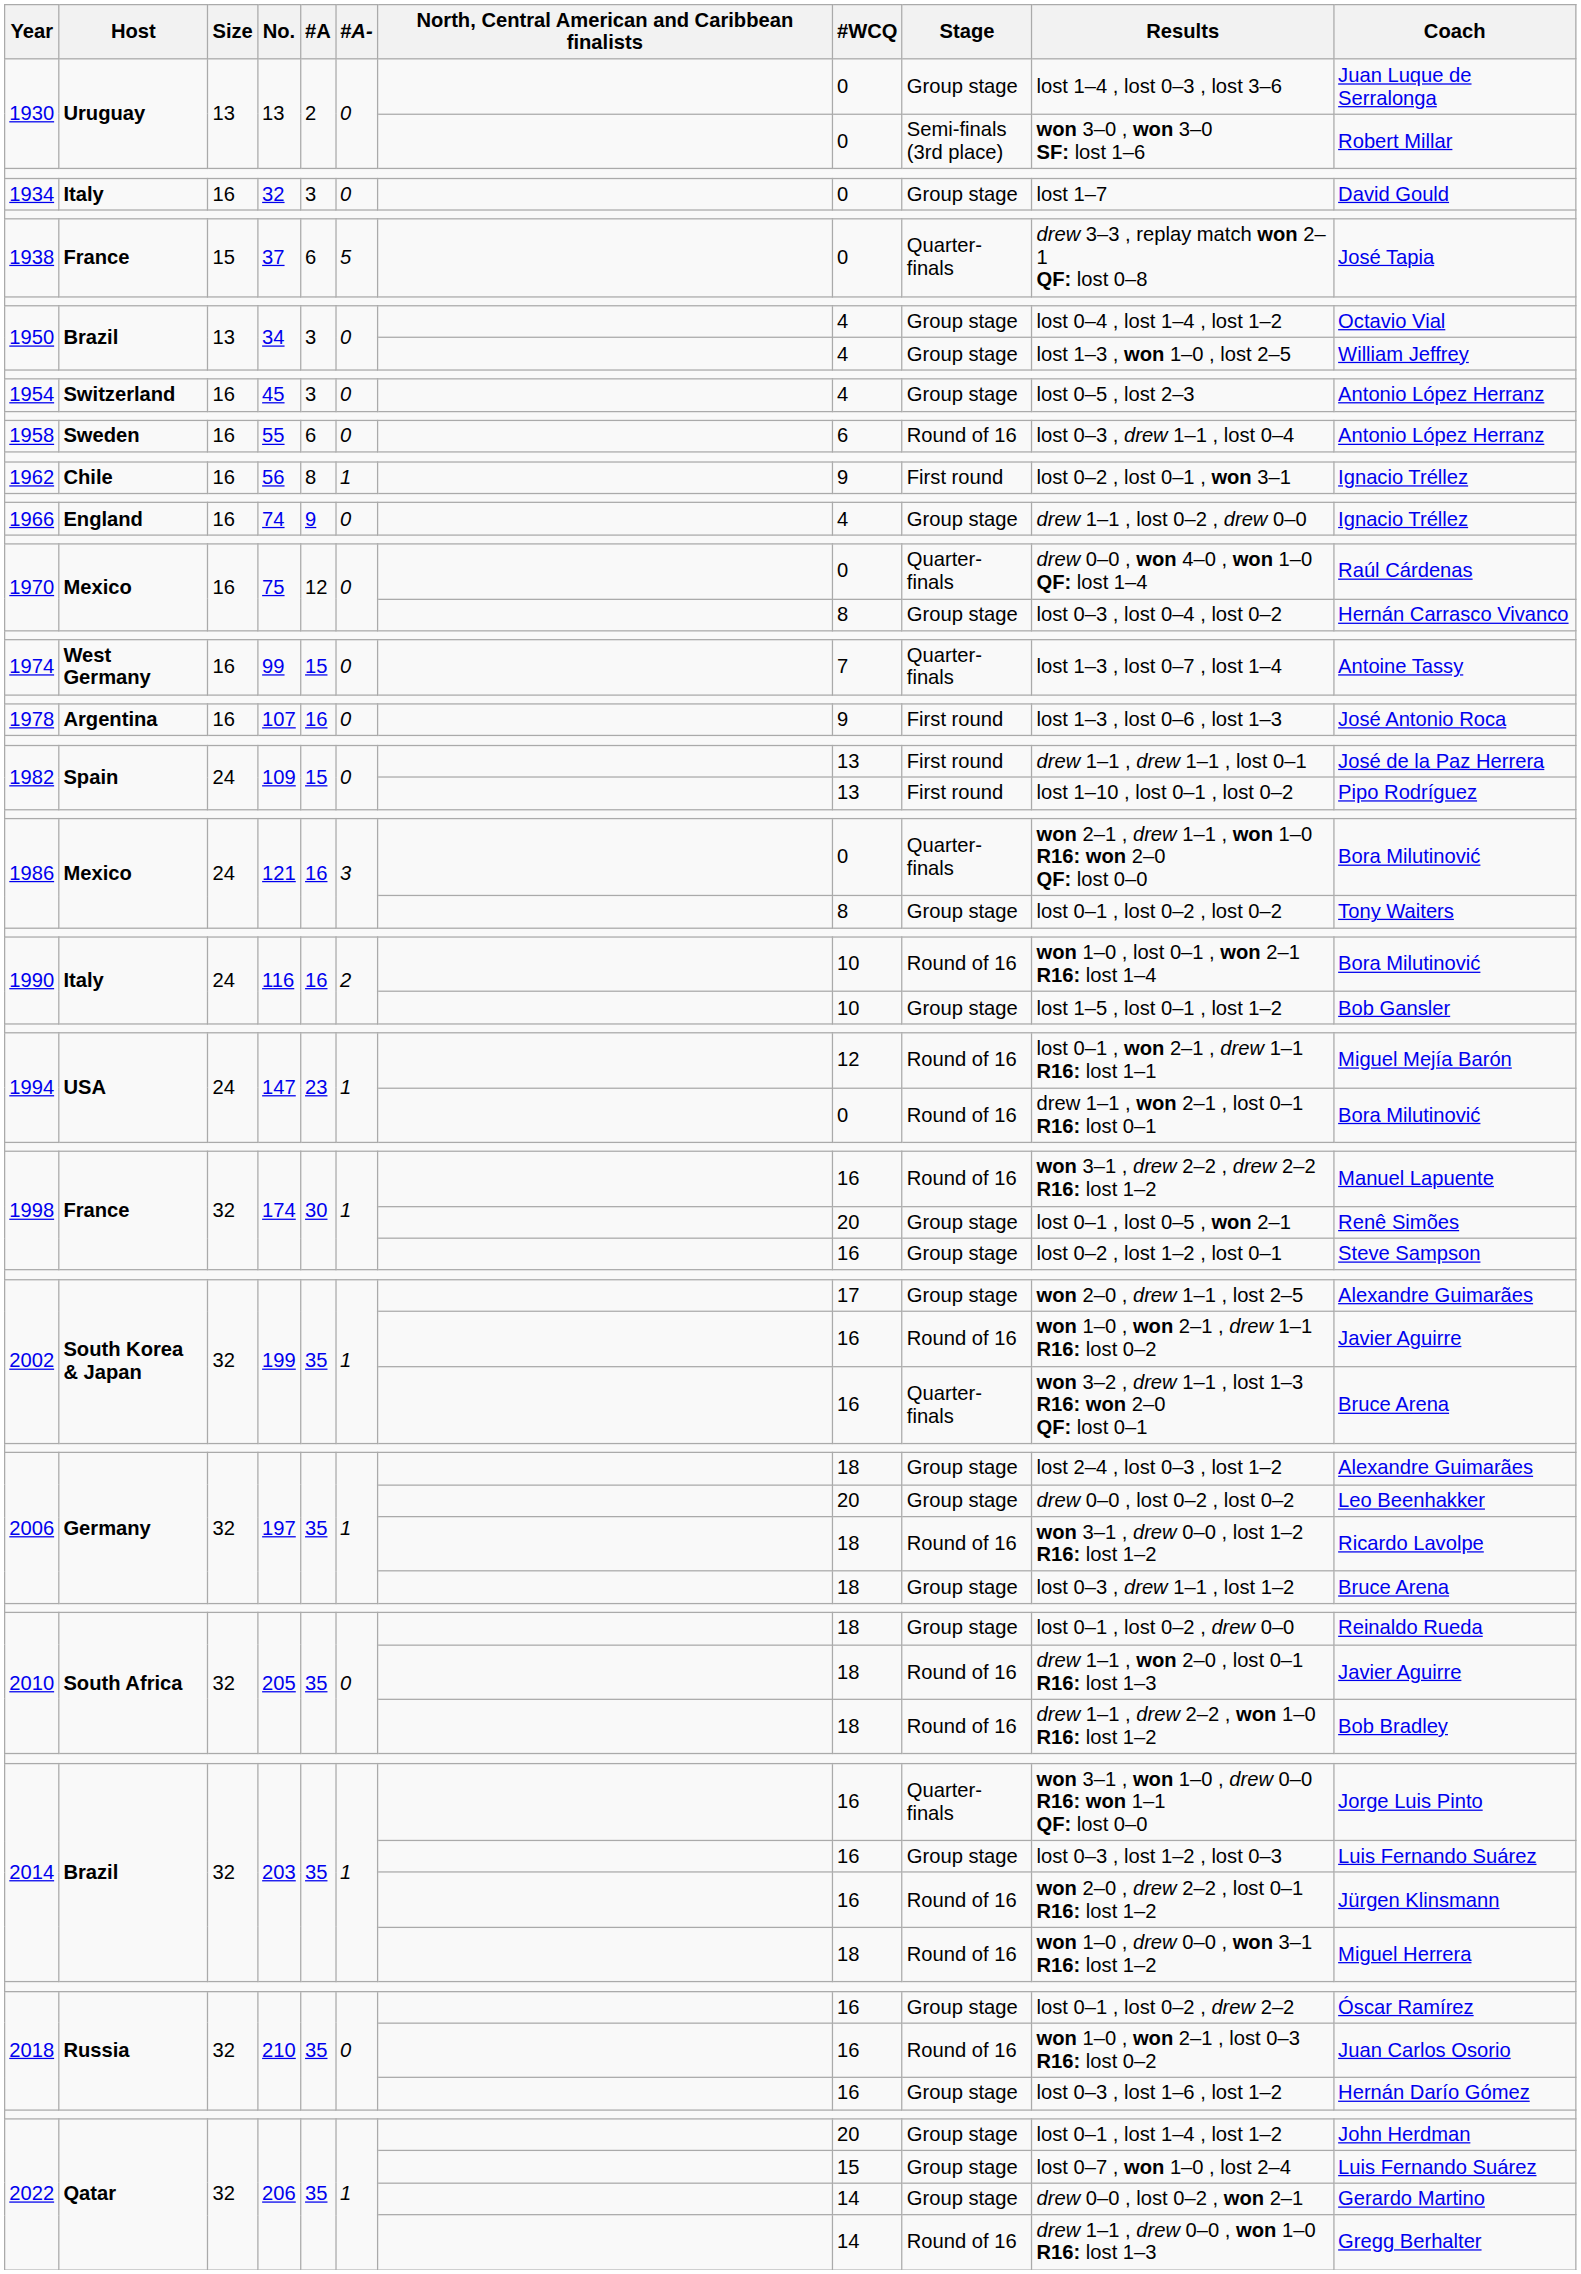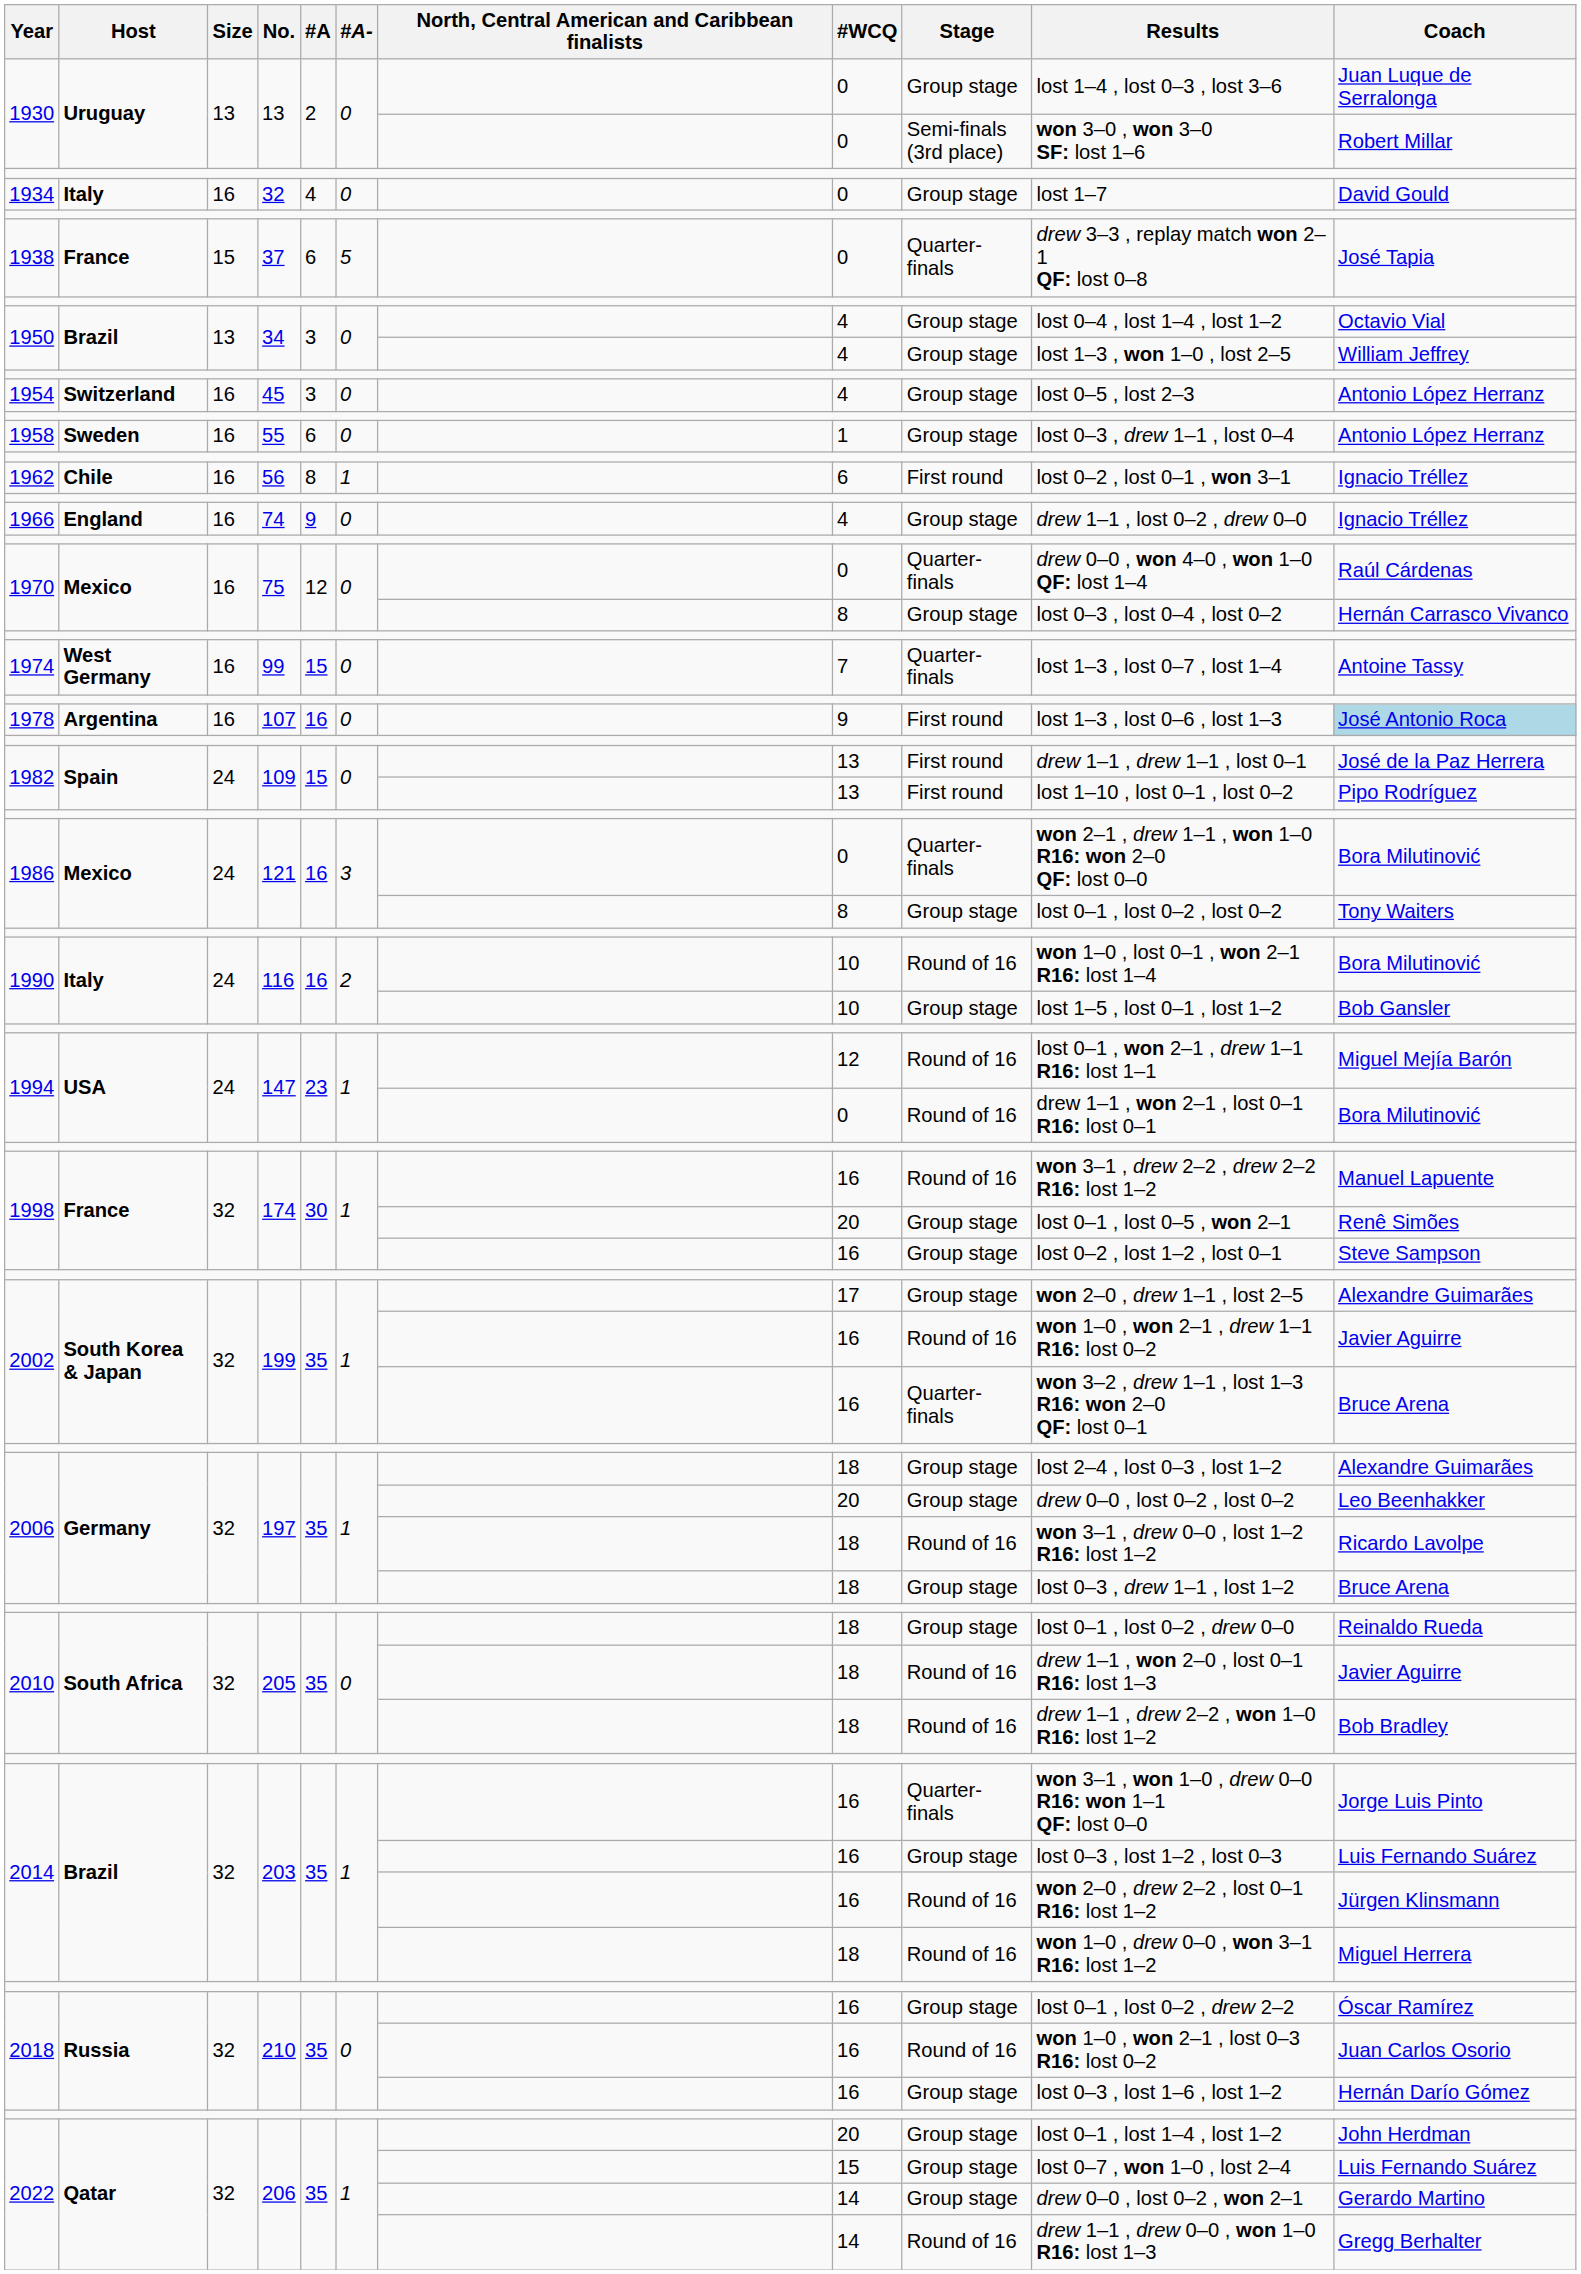(311, 193) 3 -> (311, 193) 4
(843, 436) 6 -> (843, 436) 1
(962, 436) Round of 16 -> (962, 436) Group stage
(843, 477) 9 -> (843, 477) 6
(1422, 719) no background -> (1422, 719) lightblue background
